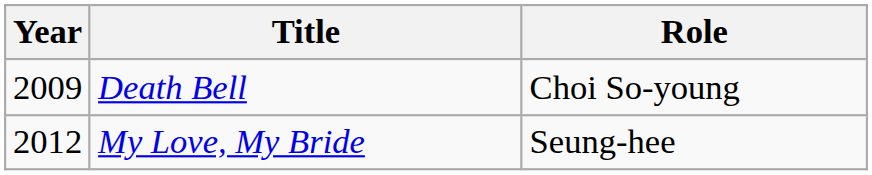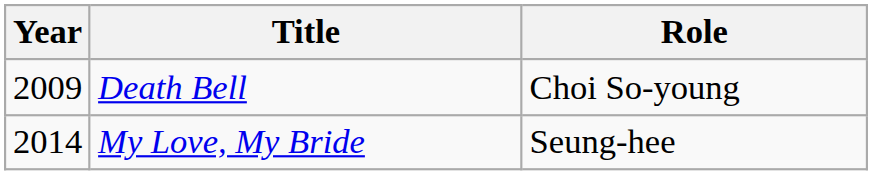(48, 141) 2012 -> (48, 141) 2014
